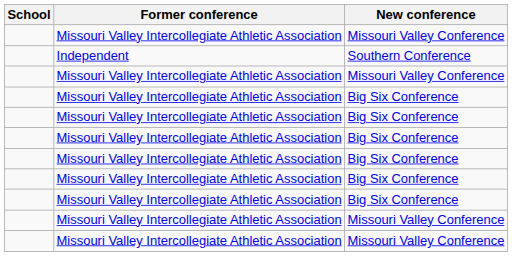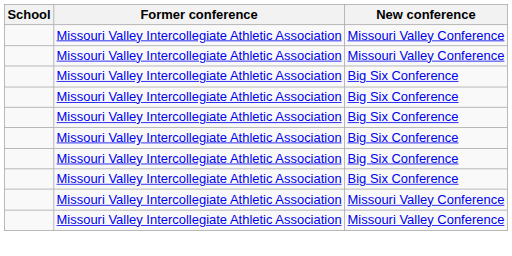- row: (93, 55)
